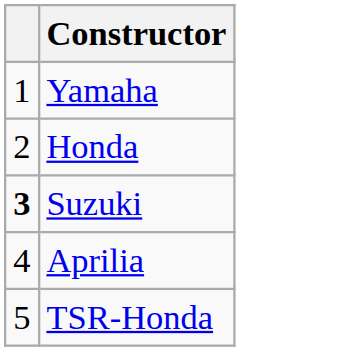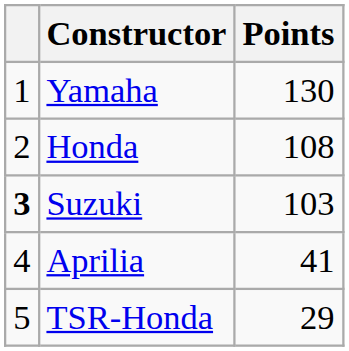+ column: (288, 33)
